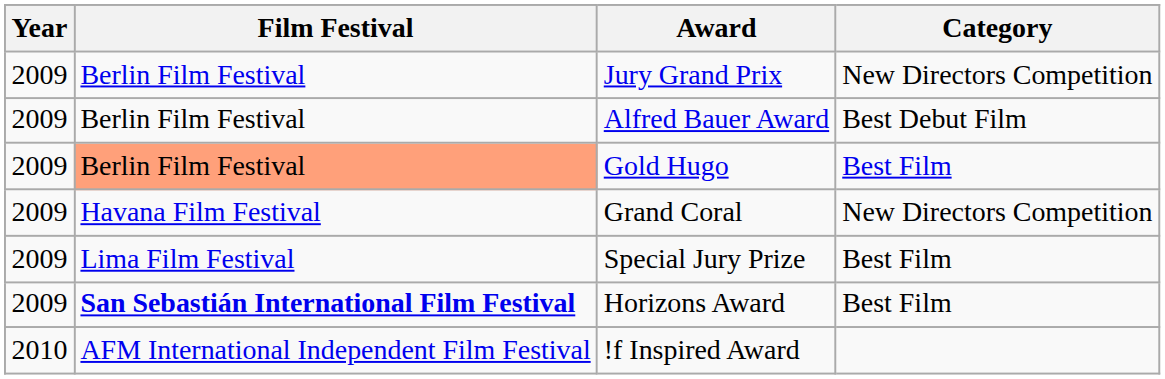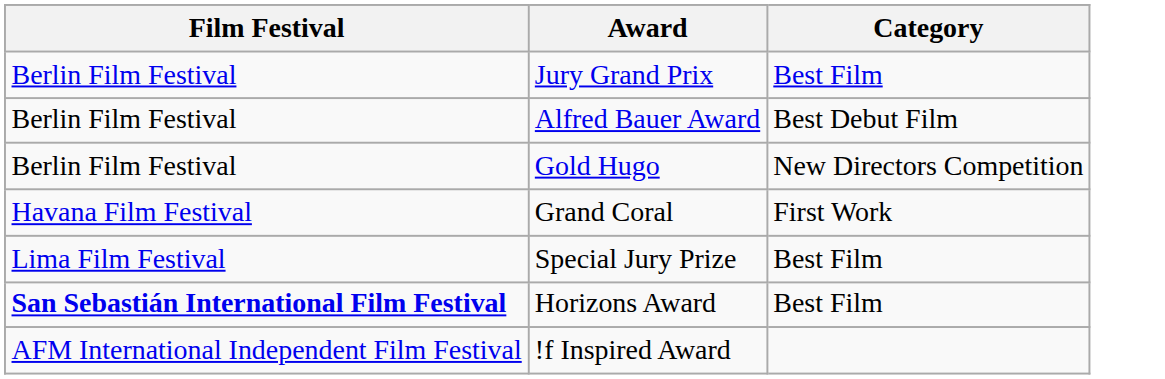- column: (39, 27)
(997, 74) New Directors Competition -> (828, 74) Best Film
(193, 166) lightsalmon background -> (124, 166) no background
(897, 166) Best Film -> (928, 166) New Directors Competition
(997, 212) New Directors Competition -> (833, 212) First Work
